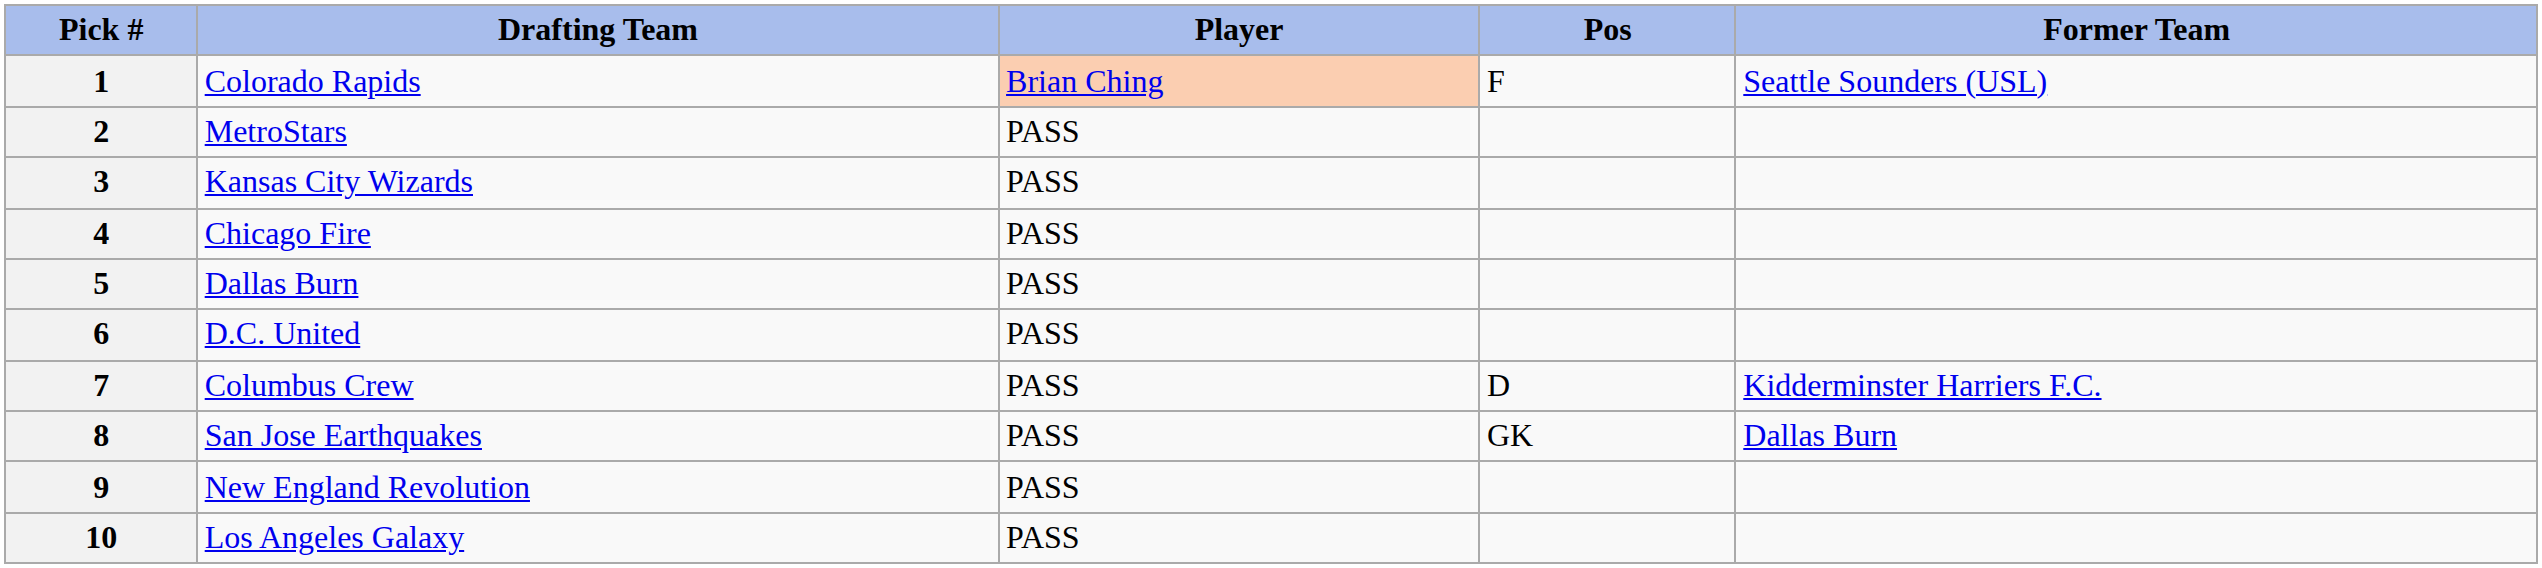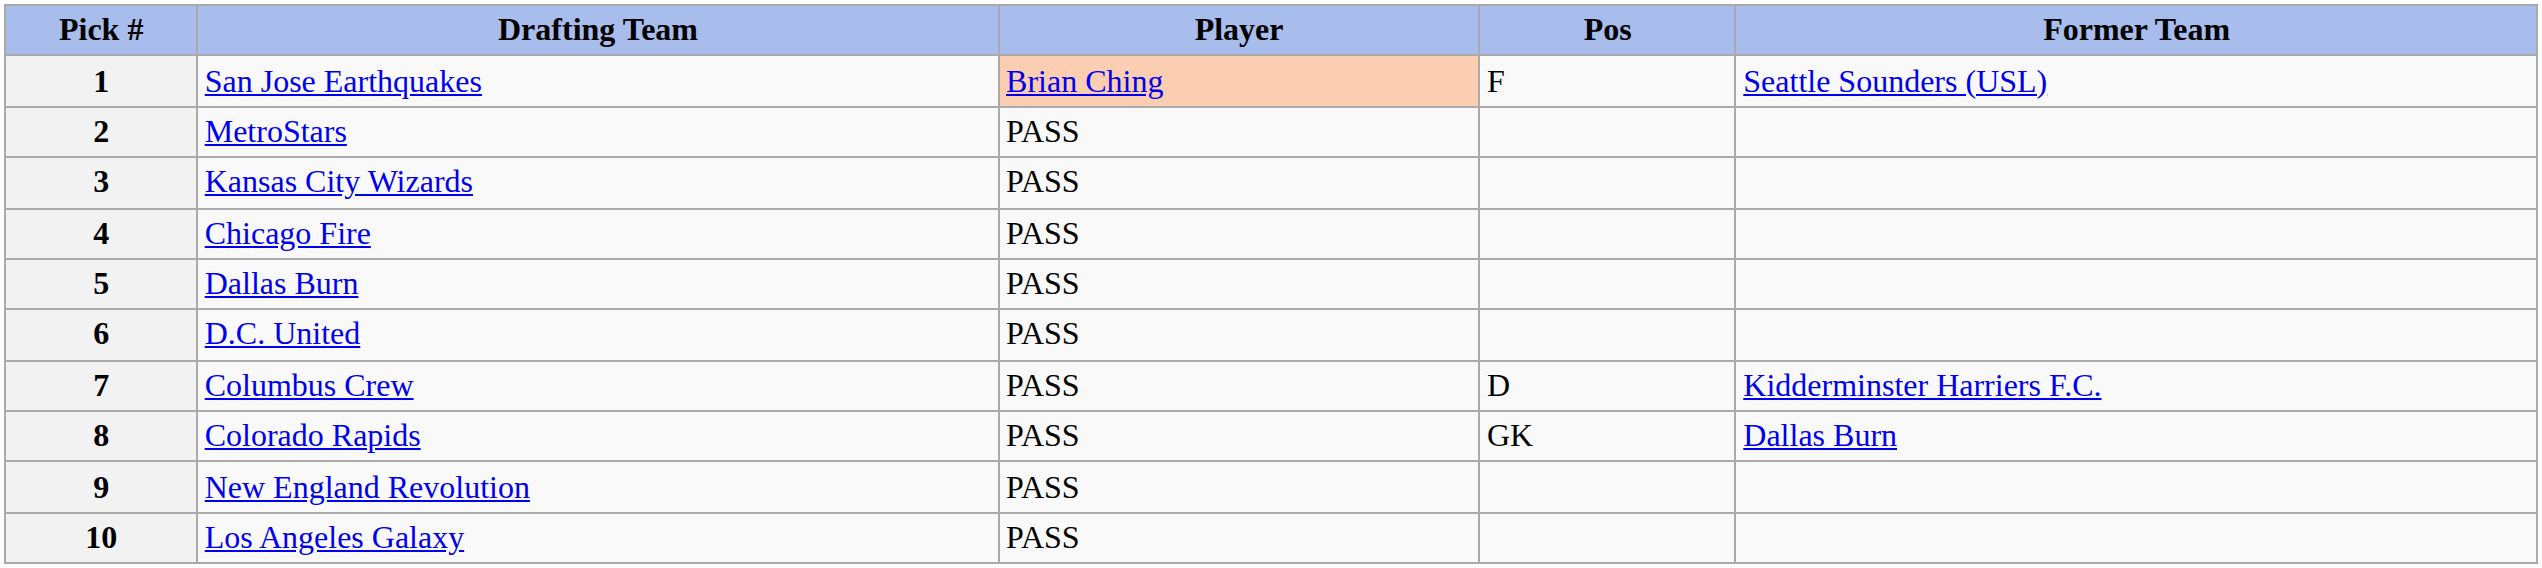(313, 80) Colorado Rapids -> (343, 80) San Jose Earthquakes
(343, 435) San Jose Earthquakes -> (313, 435) Colorado Rapids
